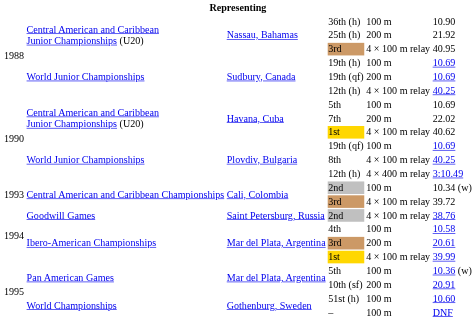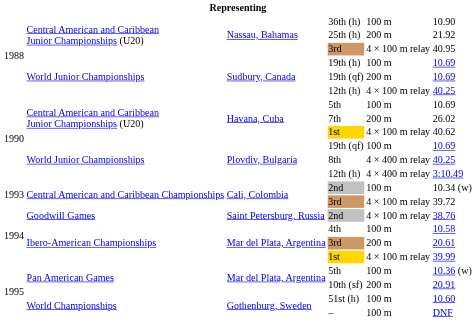(444, 118) 22.02 -> (444, 118) 26.02
(398, 160) 4 × 100 m relay -> (398, 160) 4 × 400 m relay
